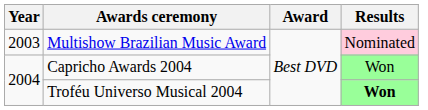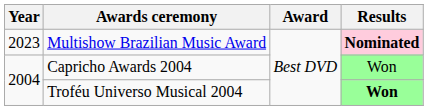(24, 42) 2003 -> (24, 42) 2023
(380, 42) normal -> (382, 42) bold
